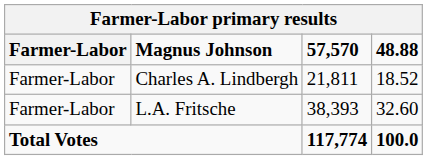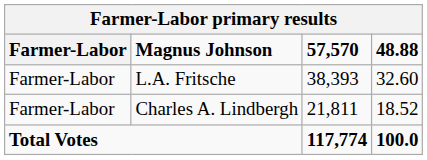rows swapped: (185, 109) <-> (217, 79)
